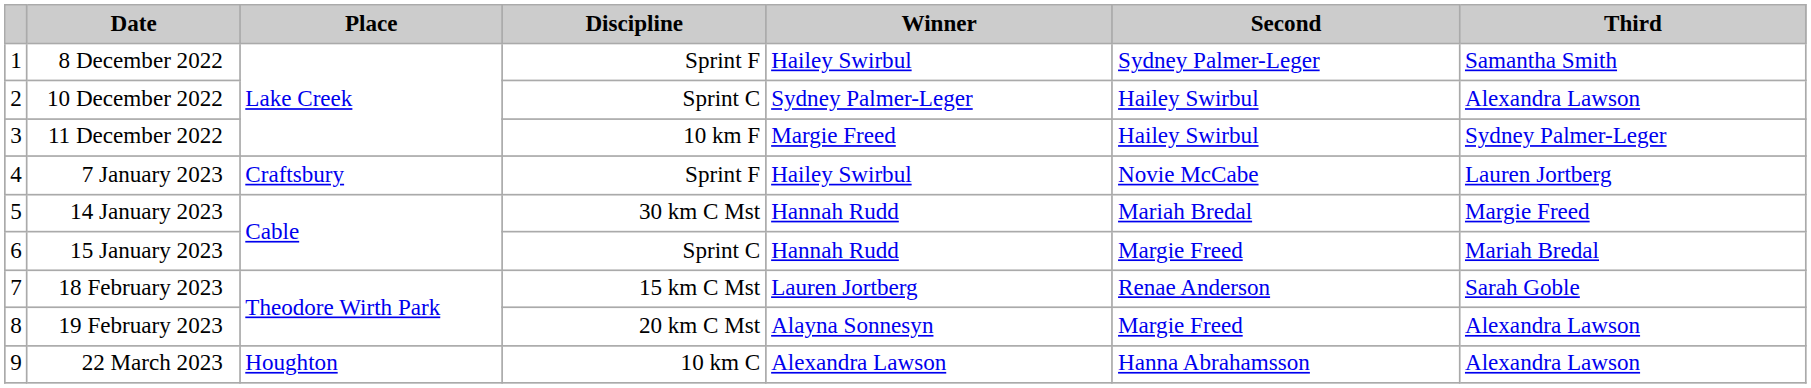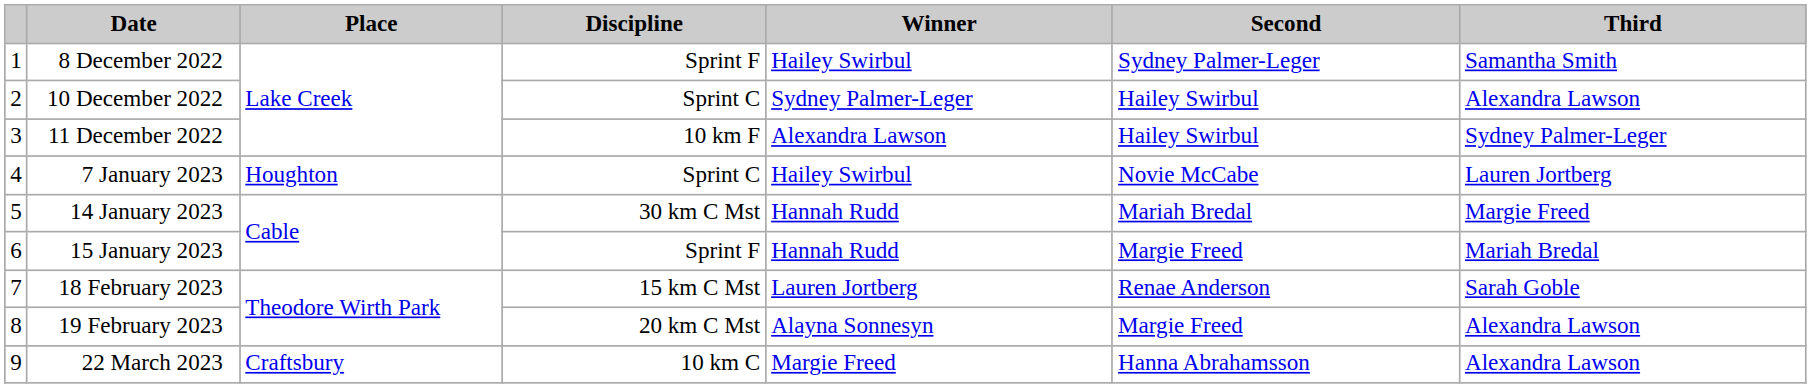(833, 136) Margie Freed -> (859, 136) Alexandra Lawson
(295, 174) Craftsbury -> (291, 174) Houghton
(723, 174) Sprint F -> (721, 174) Sprint C
(721, 249) Sprint C -> (723, 249) Sprint F
(291, 363) Houghton -> (295, 363) Craftsbury
(859, 363) Alexandra Lawson -> (833, 363) Margie Freed
